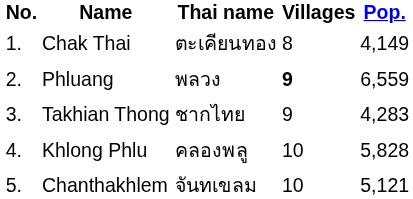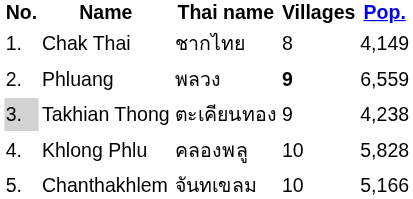(226, 44) ตะเคียนทอง -> (210, 44) ชากไทย
(14, 114) no background -> (14, 114) lightgrey background
(210, 115) ชากไทย -> (226, 115) ตะเคียนทอง
(385, 114) 4,283 -> (385, 114) 4,238
(385, 185) 5,121 -> (385, 185) 5,166
